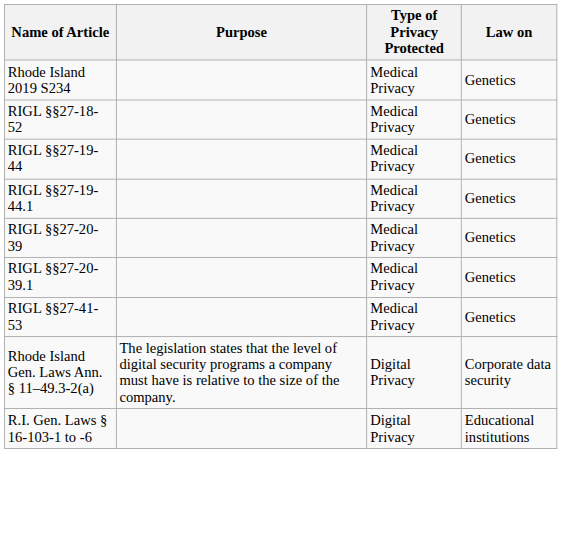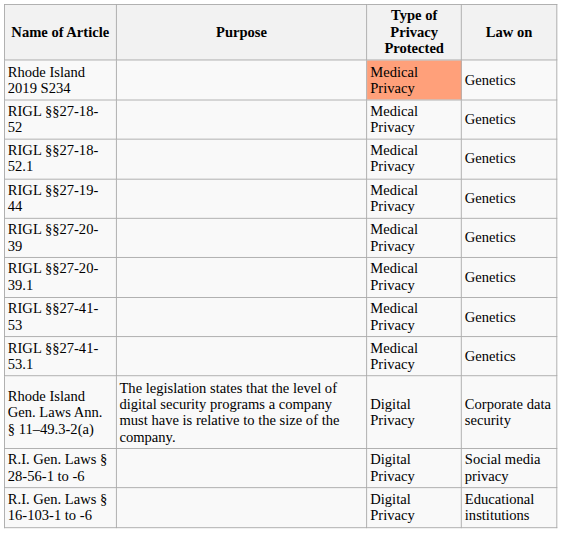(394, 80) no background -> (394, 80) lightsalmon background
+ row: (53, 159)
- row: (53, 198)
+ row: (53, 356)
+ row: (58, 468)
